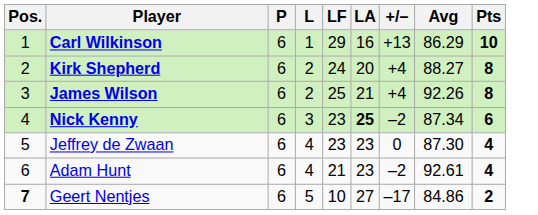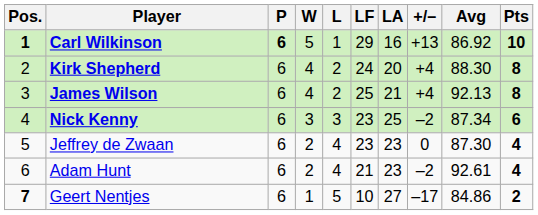+ column: (309, 17)
(25, 42) normal -> (25, 42) bold
(281, 42) normal -> (281, 42) bold
(443, 42) 86.29 -> (471, 42) 86.92
(443, 68) 88.27 -> (471, 68) 88.30
(443, 94) 92.26 -> (471, 94) 92.13
(365, 119) bold -> (393, 119) normal
